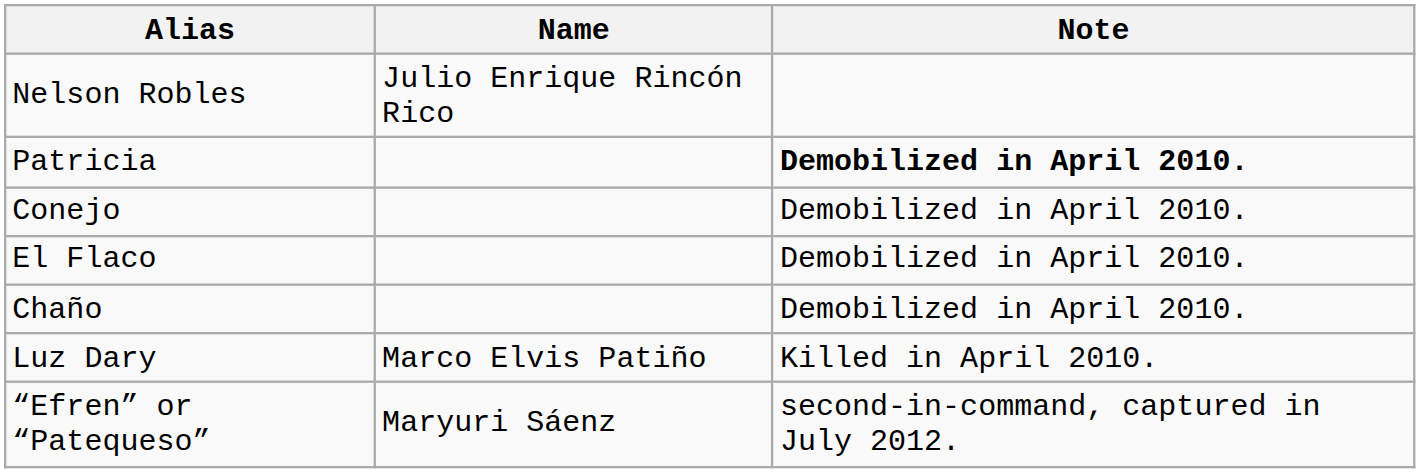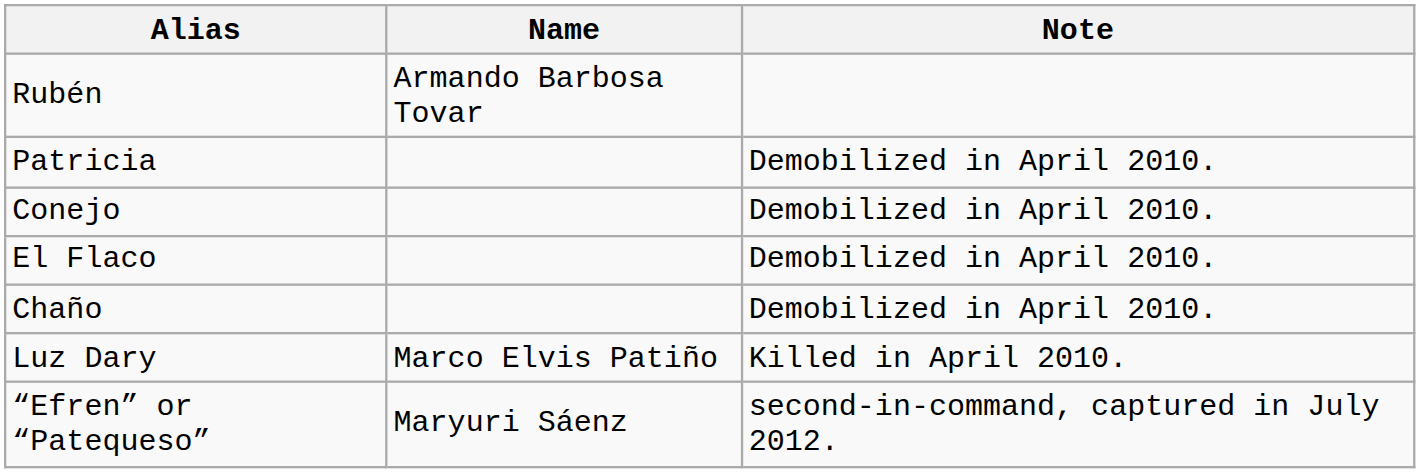- row: (129, 96)
+ row: (57, 96)
(1014, 162) bold -> (983, 162) normal
